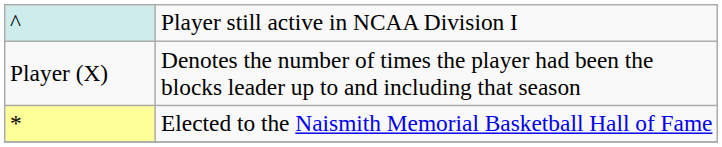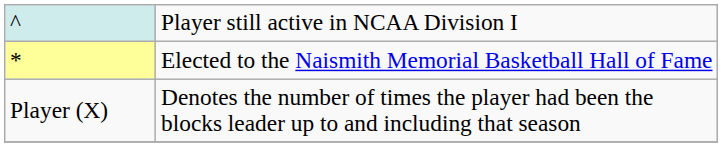rows swapped: (16, 123) <-> (59, 73)
